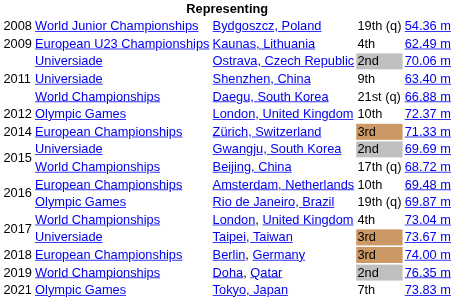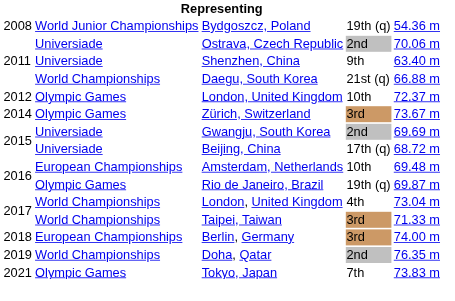- row: (18, 43)
(109, 131) European Championships -> (81, 114) Olympic Games
(428, 131) 71.33 m -> (417, 114) 73.67 m
(98, 167) World Championships -> (69, 149) Universiade
(69, 237) Universiade -> (98, 219) World Championships
(428, 237) 73.67 m -> (417, 219) 71.33 m
